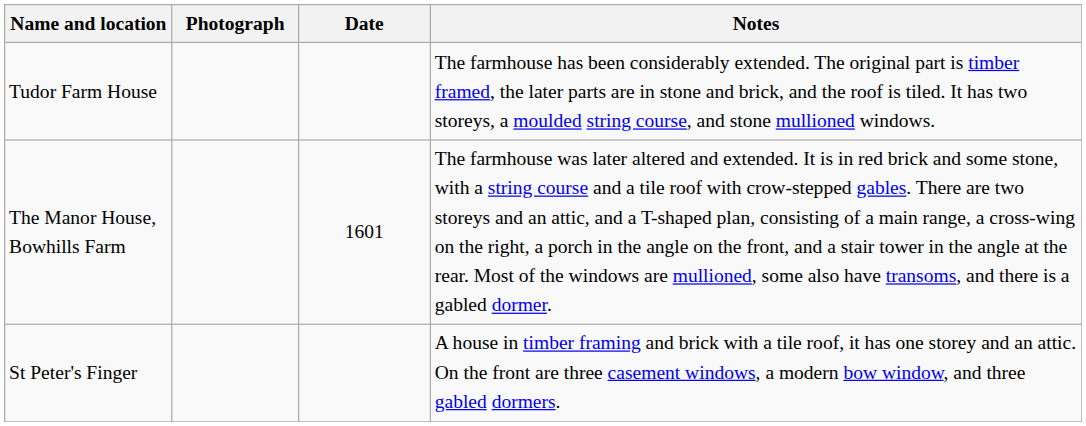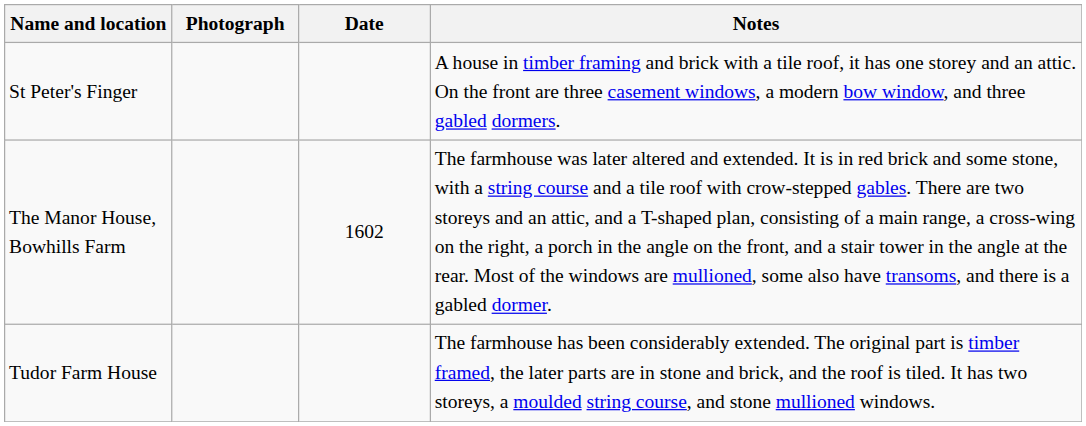rows swapped: (83, 91) <-> (73, 372)
(364, 231) 1601 -> (364, 231) 1602
